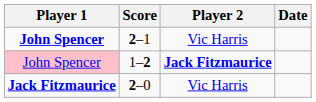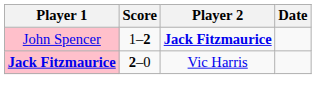- row: (140, 39)
(62, 85) no background -> (62, 62) pink background
